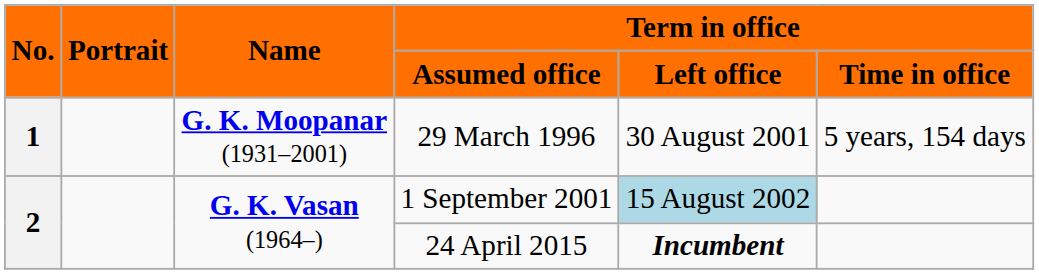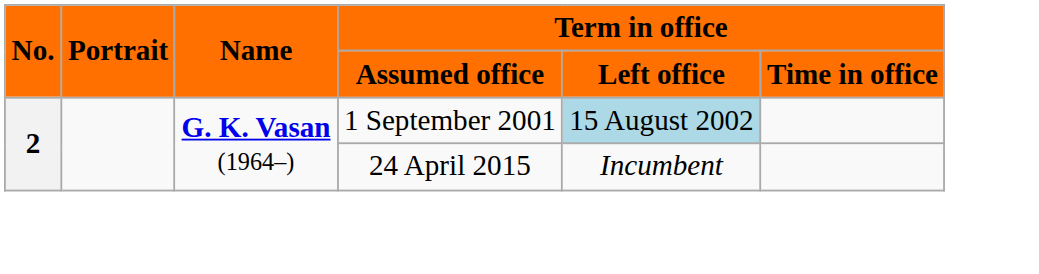- row: (506, 136)
(718, 245) bold -> (661, 166) normal
